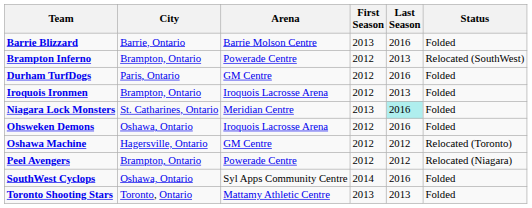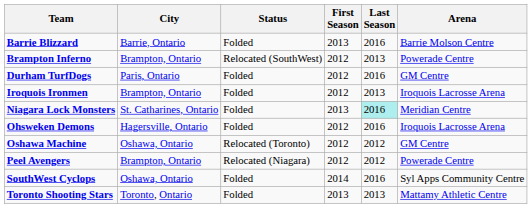columns swapped: (285, 19) <-> (475, 19)
(156, 127) Oshawa, Ontario -> (164, 127) Hagersville, Ontario
(164, 144) Hagersville, Ontario -> (156, 144) Oshawa, Ontario
